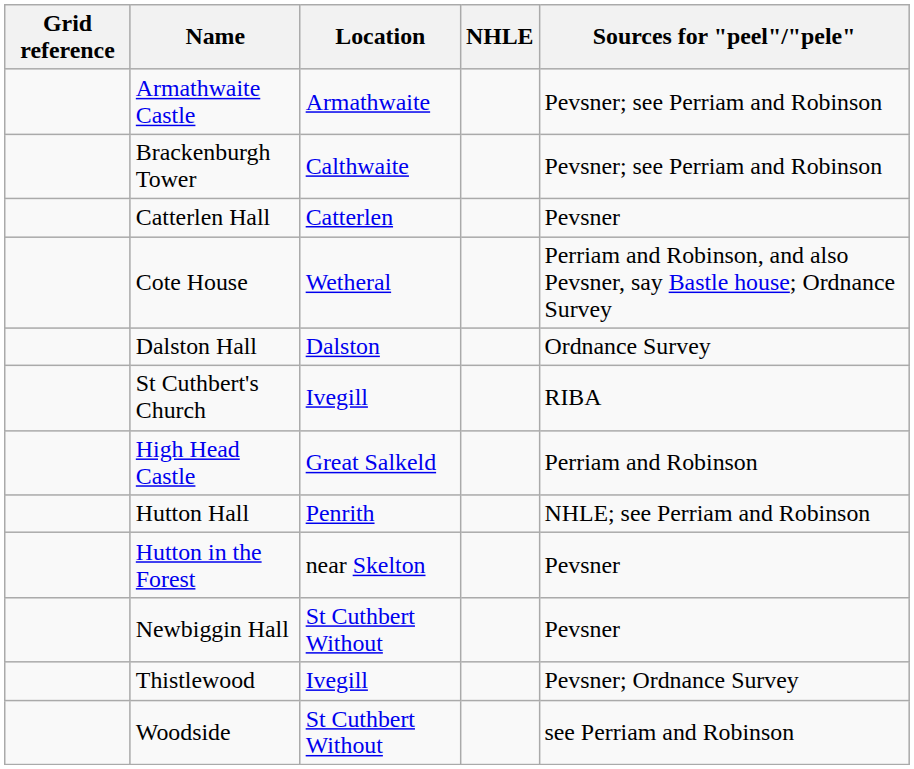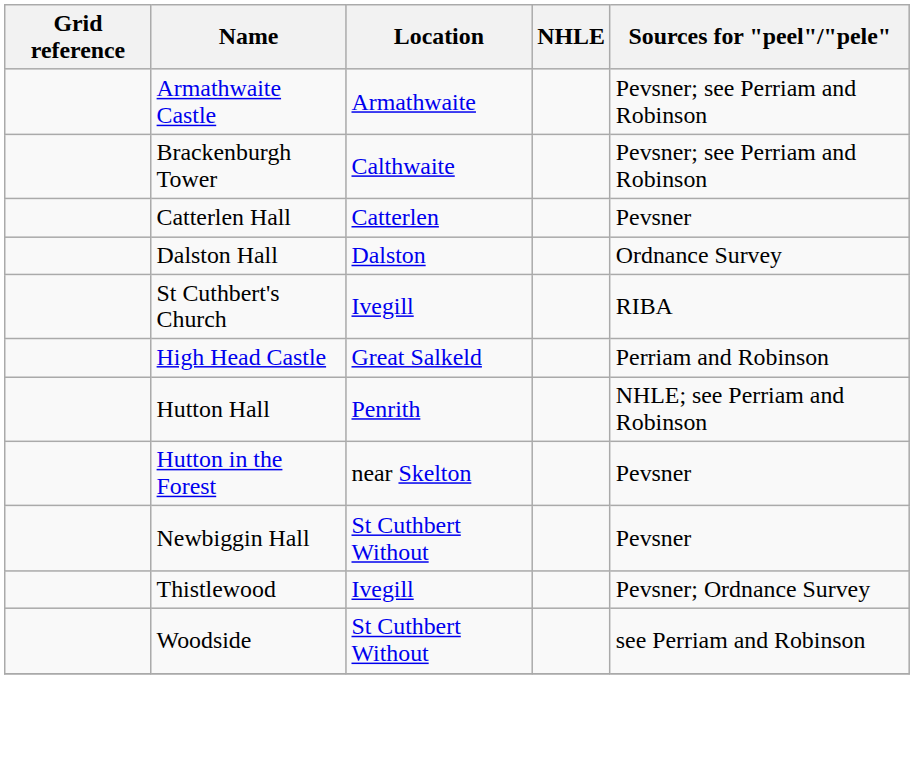- row: (192, 281)
